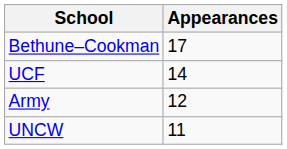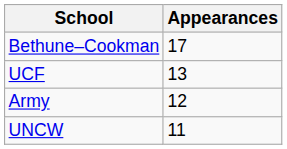(177, 74) 14 -> (177, 74) 13
